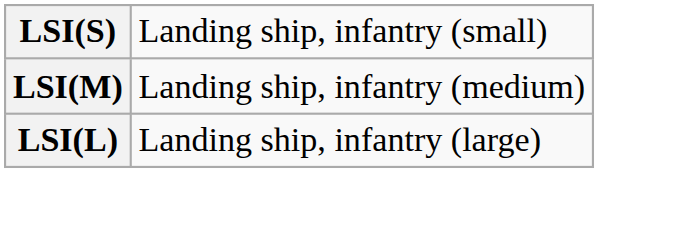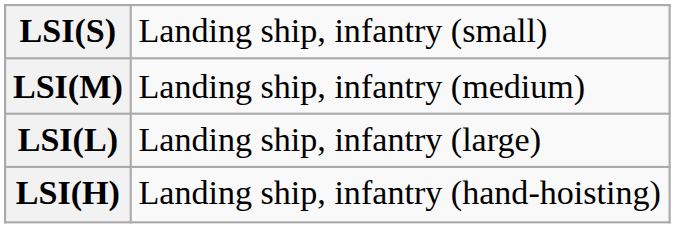+ row: (68, 193)
